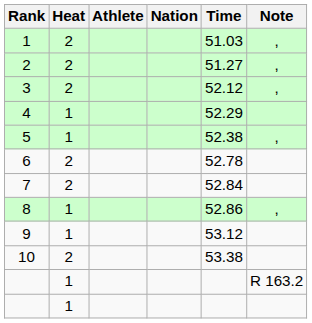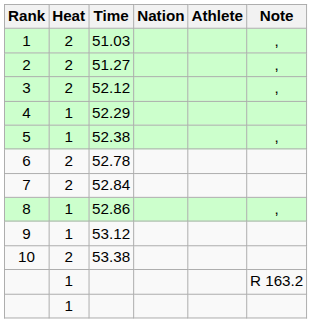columns swapped: (118, 16) <-> (224, 16)
